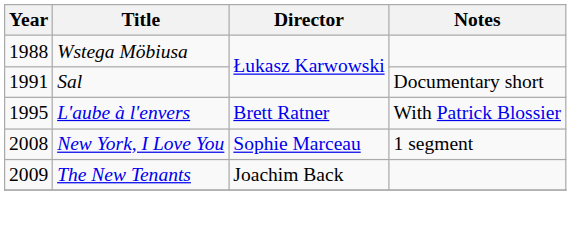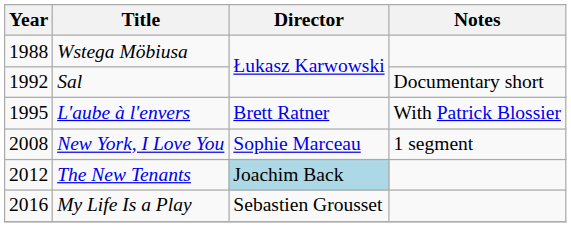(29, 81) 1991 -> (29, 81) 1992
(29, 174) 2009 -> (29, 174) 2012
(288, 174) no background -> (288, 174) lightblue background
+ row: (124, 205)
